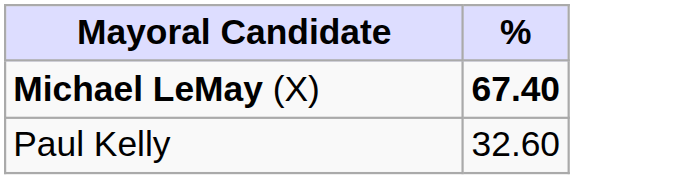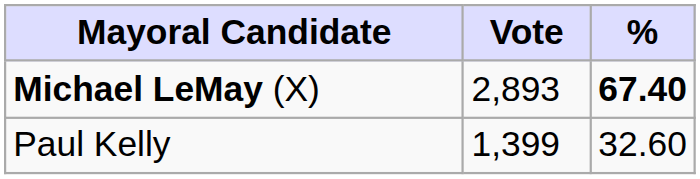+ column: (527, 32)
